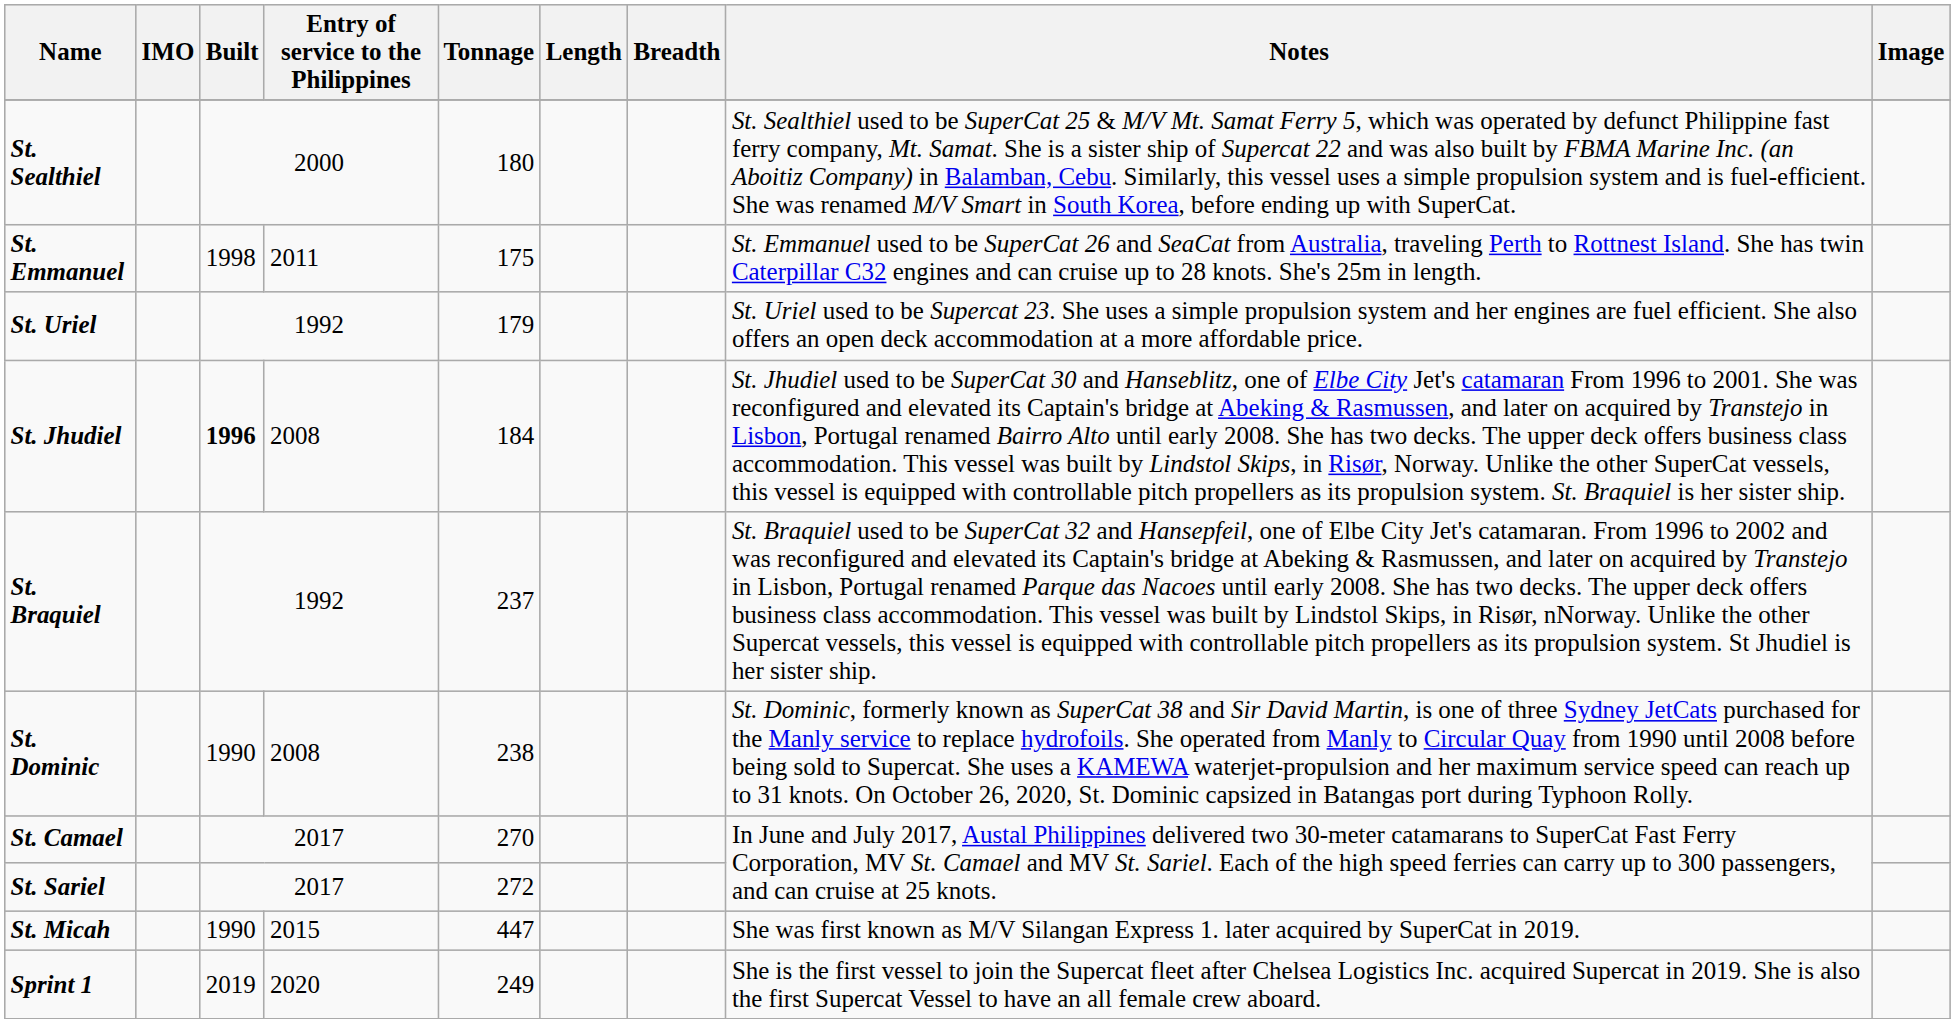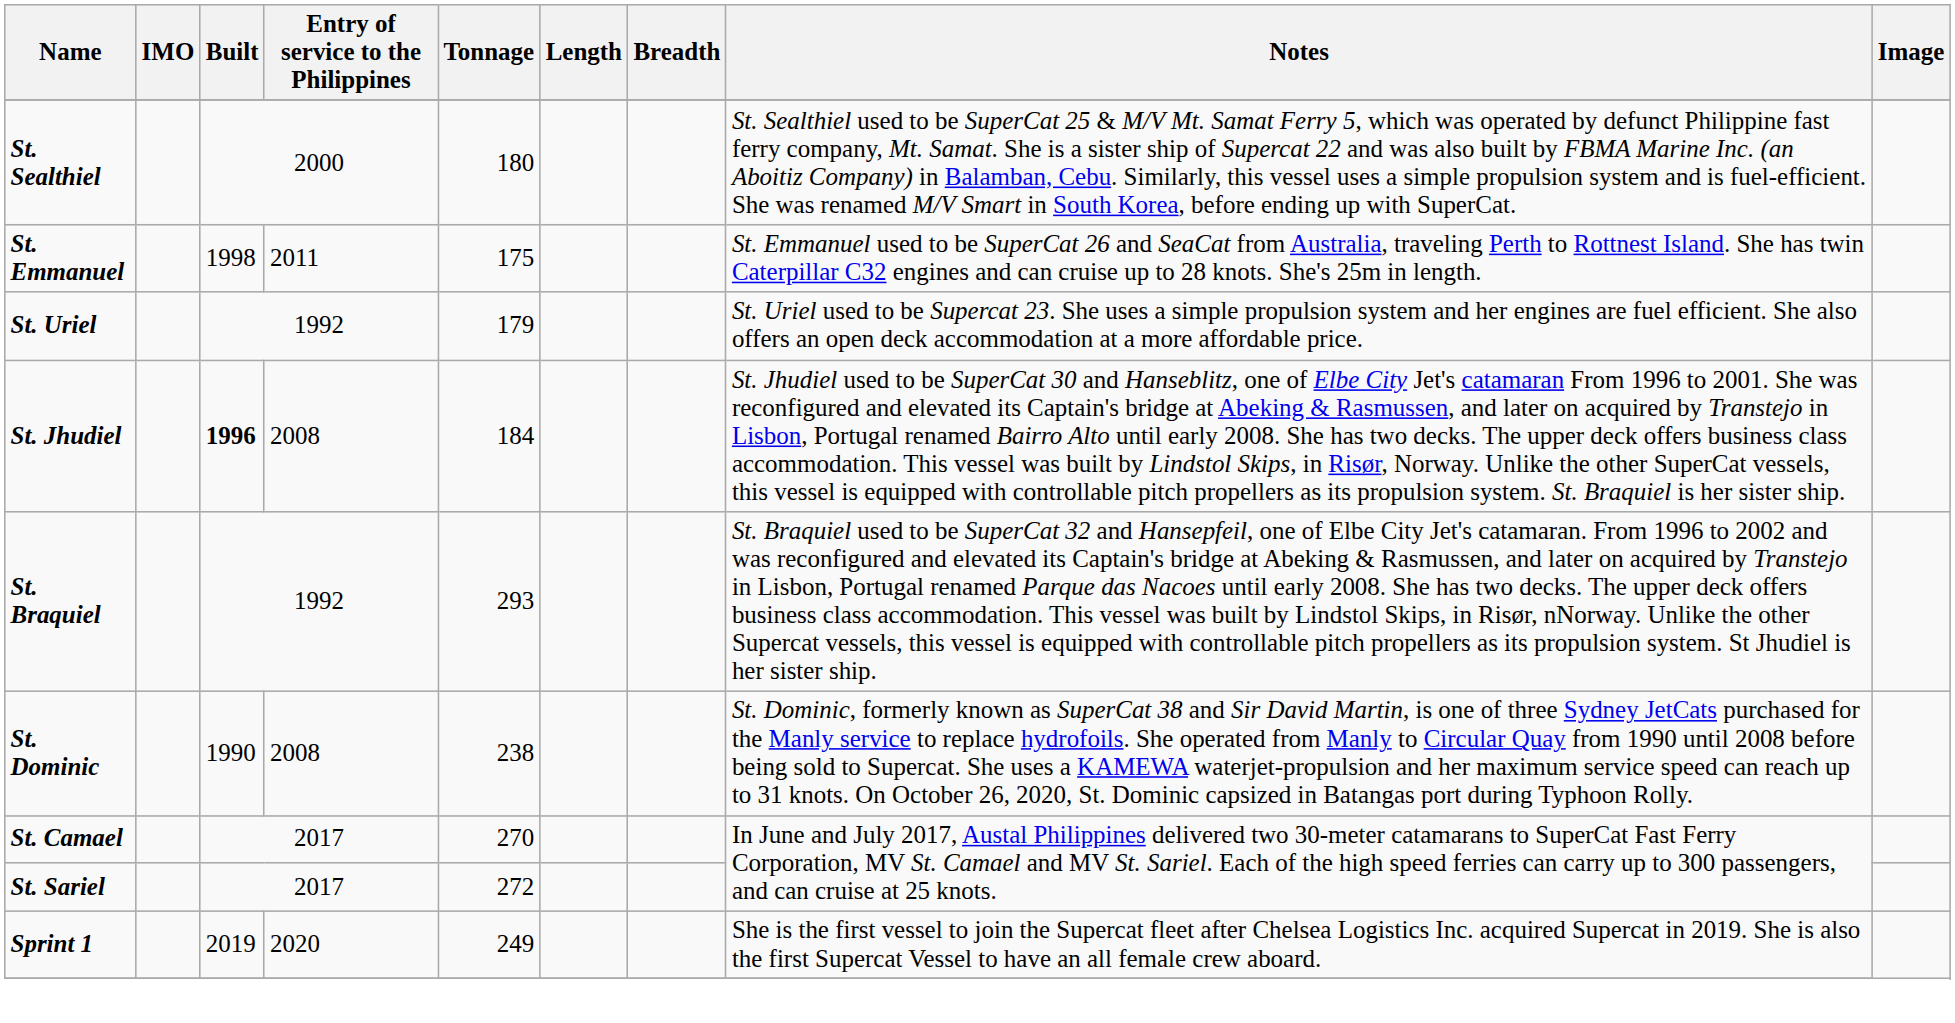(515, 601) 237 -> (515, 601) 293
- row: (60, 930)
